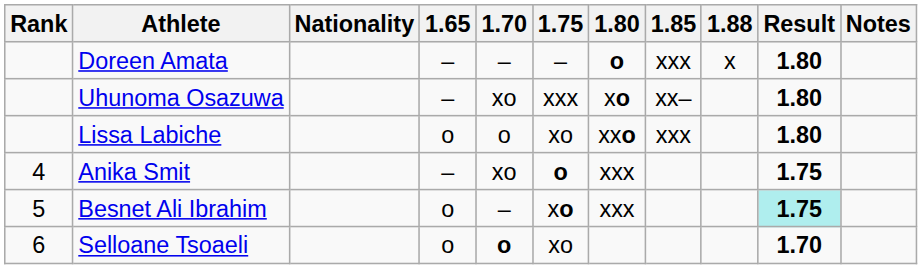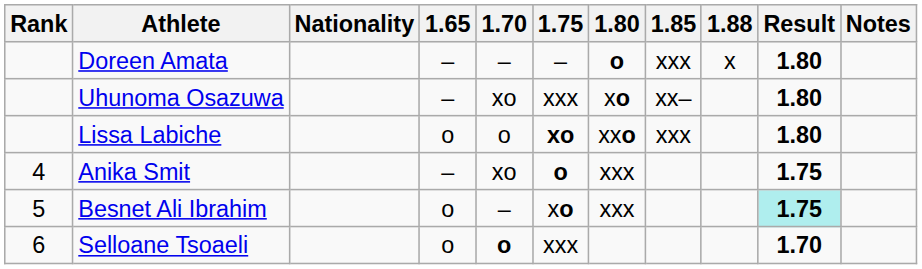(561, 135) normal -> (561, 135) bold
(561, 246) xo -> (561, 246) xxx
